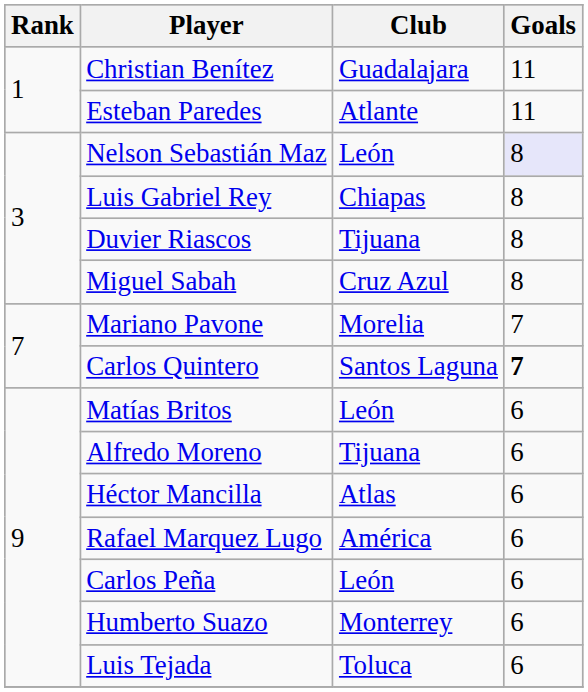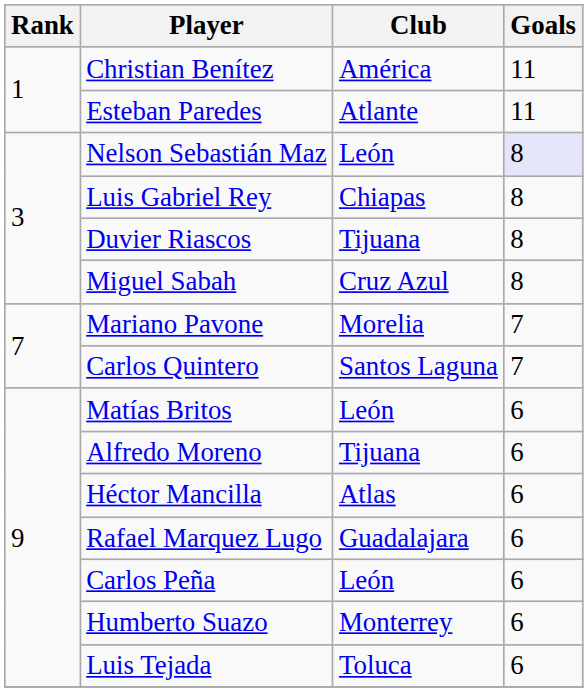(404, 68) Guadalajara -> (385, 68) América
(517, 366) bold -> (517, 366) normal
(385, 537) América -> (404, 537) Guadalajara
